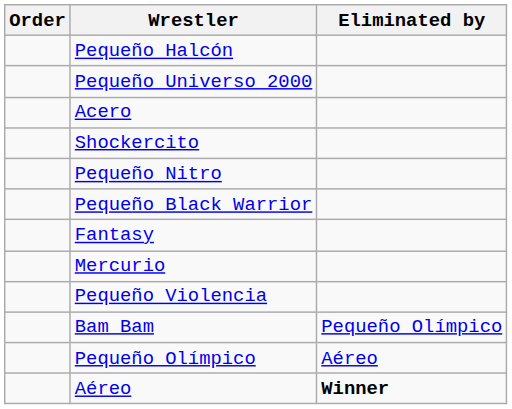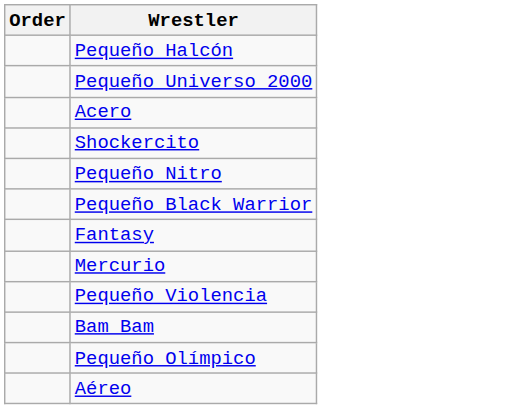- column: (412, 20)
